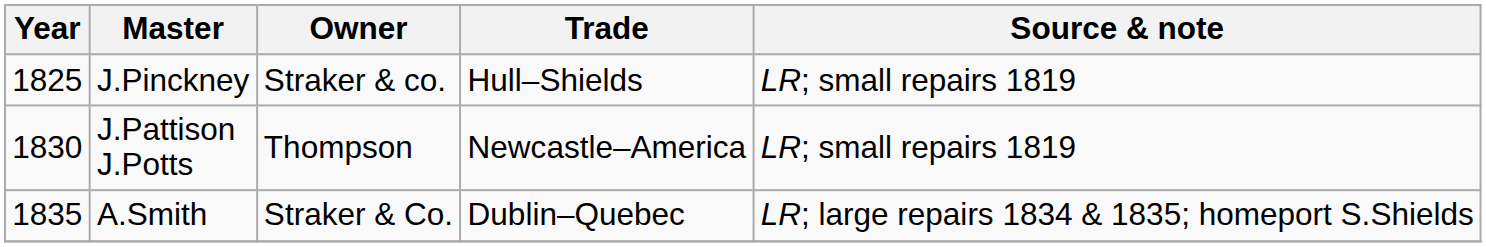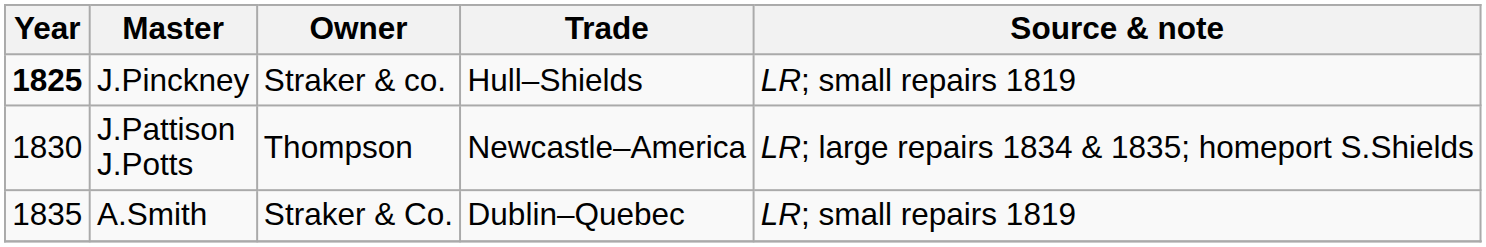(47, 79) normal -> (47, 79) bold
(918, 147) LR; small repairs 1819 -> (1117, 147) LR; large repairs 1834 & 1835; homeport S.Shields
(1117, 214) LR; large repairs 1834 & 1835; homeport S.Shields -> (918, 214) LR; small repairs 1819
